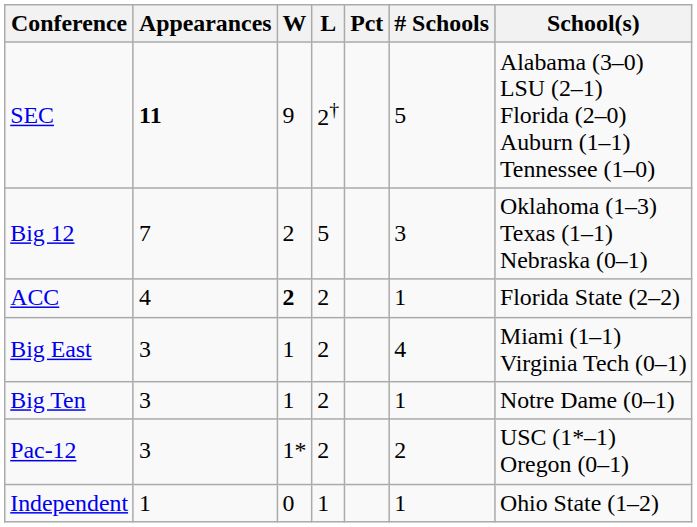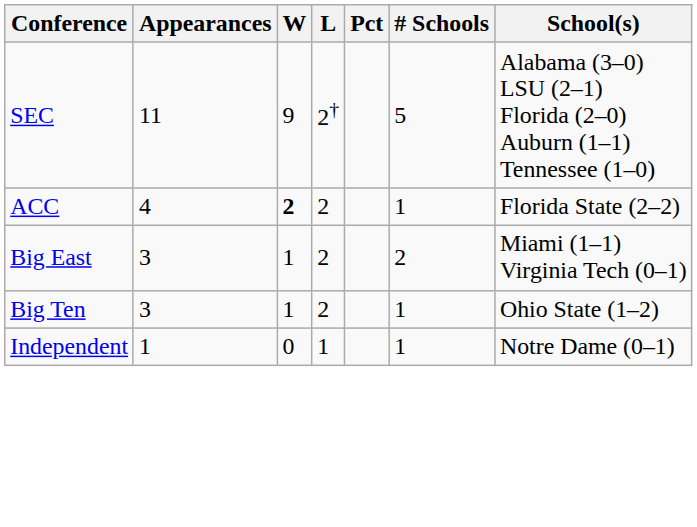(150, 114) bold -> (151, 114) normal
- row: (42, 233)
(400, 348) 4 -> (400, 257) 2
(587, 400) Notre Dame (0–1) -> (579, 308) Ohio State (1–2)
- row: (43, 451)
(579, 502) Ohio State (1–2) -> (587, 346) Notre Dame (0–1)
